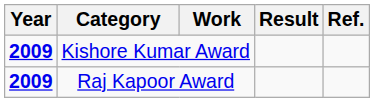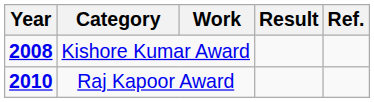(31, 50) 2009 -> (31, 50) 2008
(31, 81) 2009 -> (31, 81) 2010
